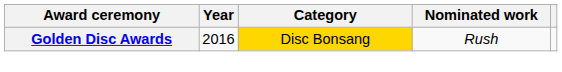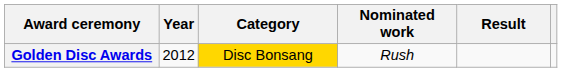+ column: (503, 24)
(218, 39) 2016 -> (179, 55) 2012
